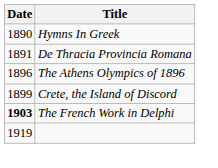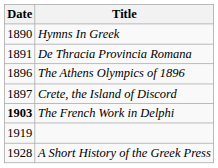(20, 93) 1899 -> (20, 93) 1897
+ row: (124, 152)
